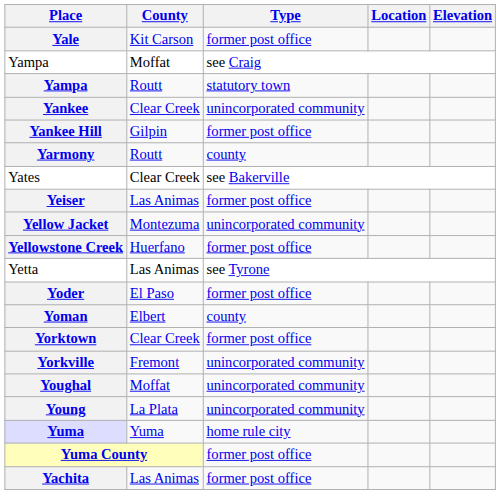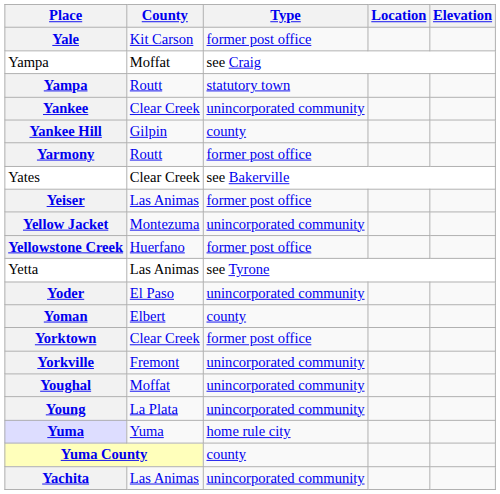(259, 131) former post office -> (226, 131) county
(226, 154) county -> (259, 154) former post office
(259, 293) former post office -> (286, 293) unincorporated community
(259, 454) former post office -> (226, 454) county
(259, 477) former post office -> (286, 477) unincorporated community
